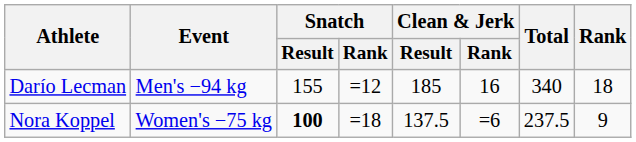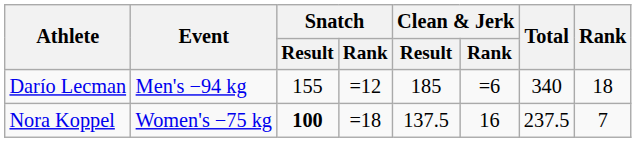(489, 86) 16 -> (489, 86) =6
(489, 120) =6 -> (489, 120) 16
(603, 120) 9 -> (603, 120) 7
